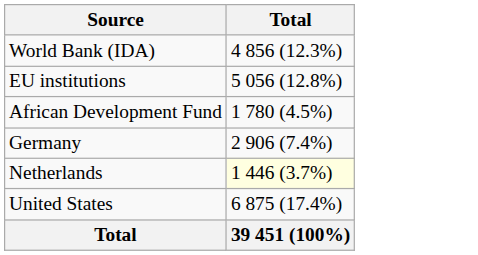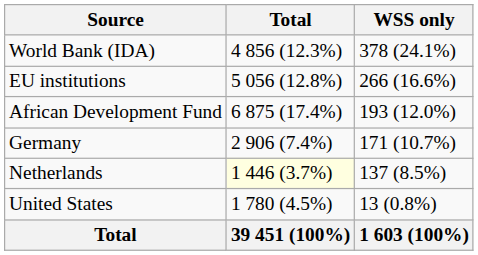+ column: (414, 19)
(282, 111) 1 780 (4.5%) -> (287, 111) 6 875 (17.4%)
(287, 204) 6 875 (17.4%) -> (282, 204) 1 780 (4.5%)
